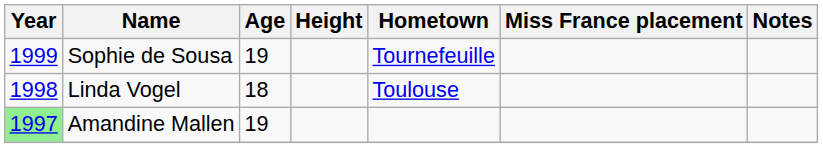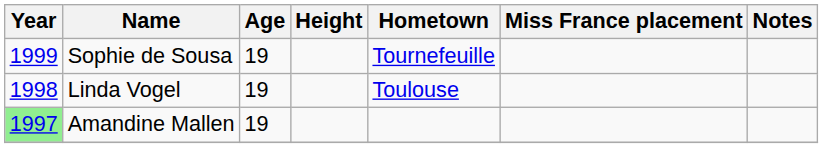(257, 90) 18 -> (257, 90) 19
